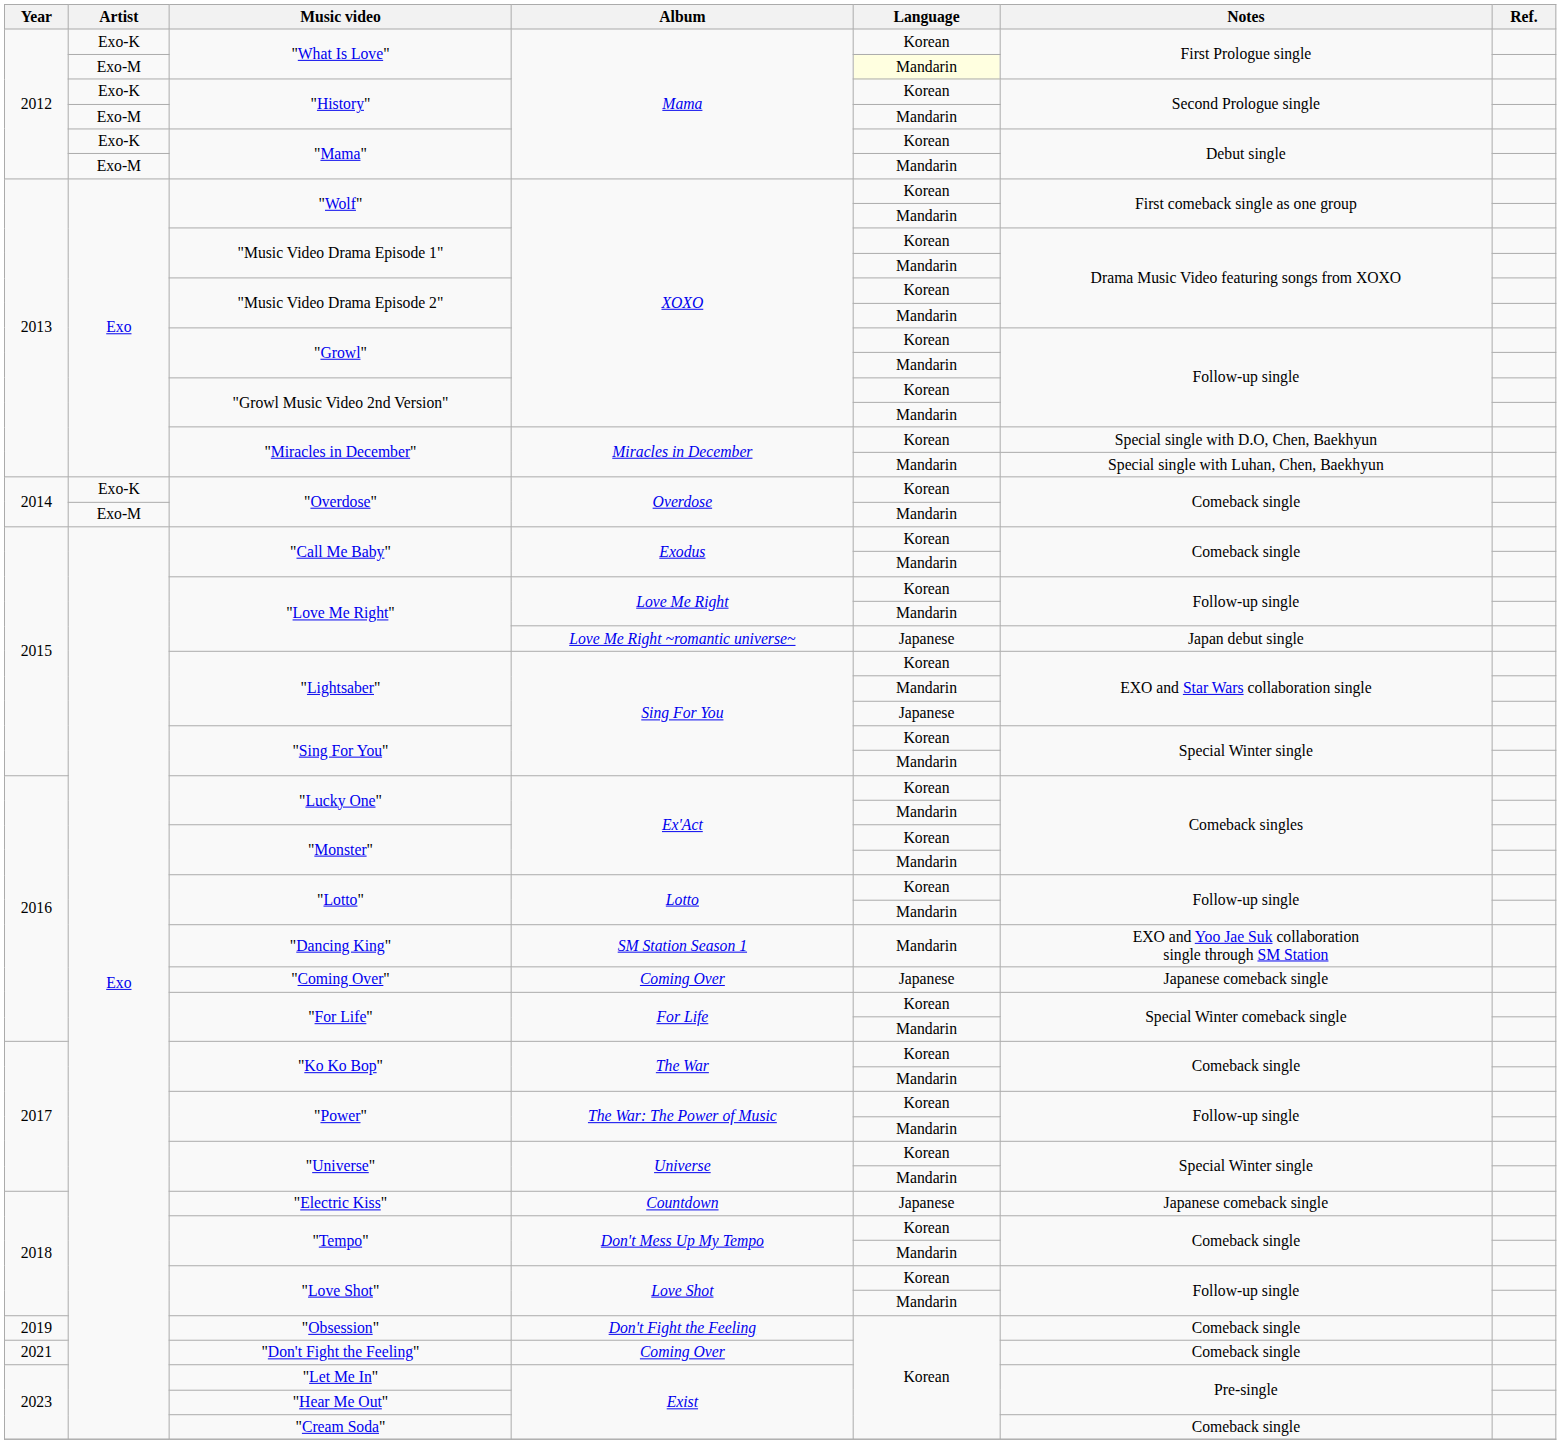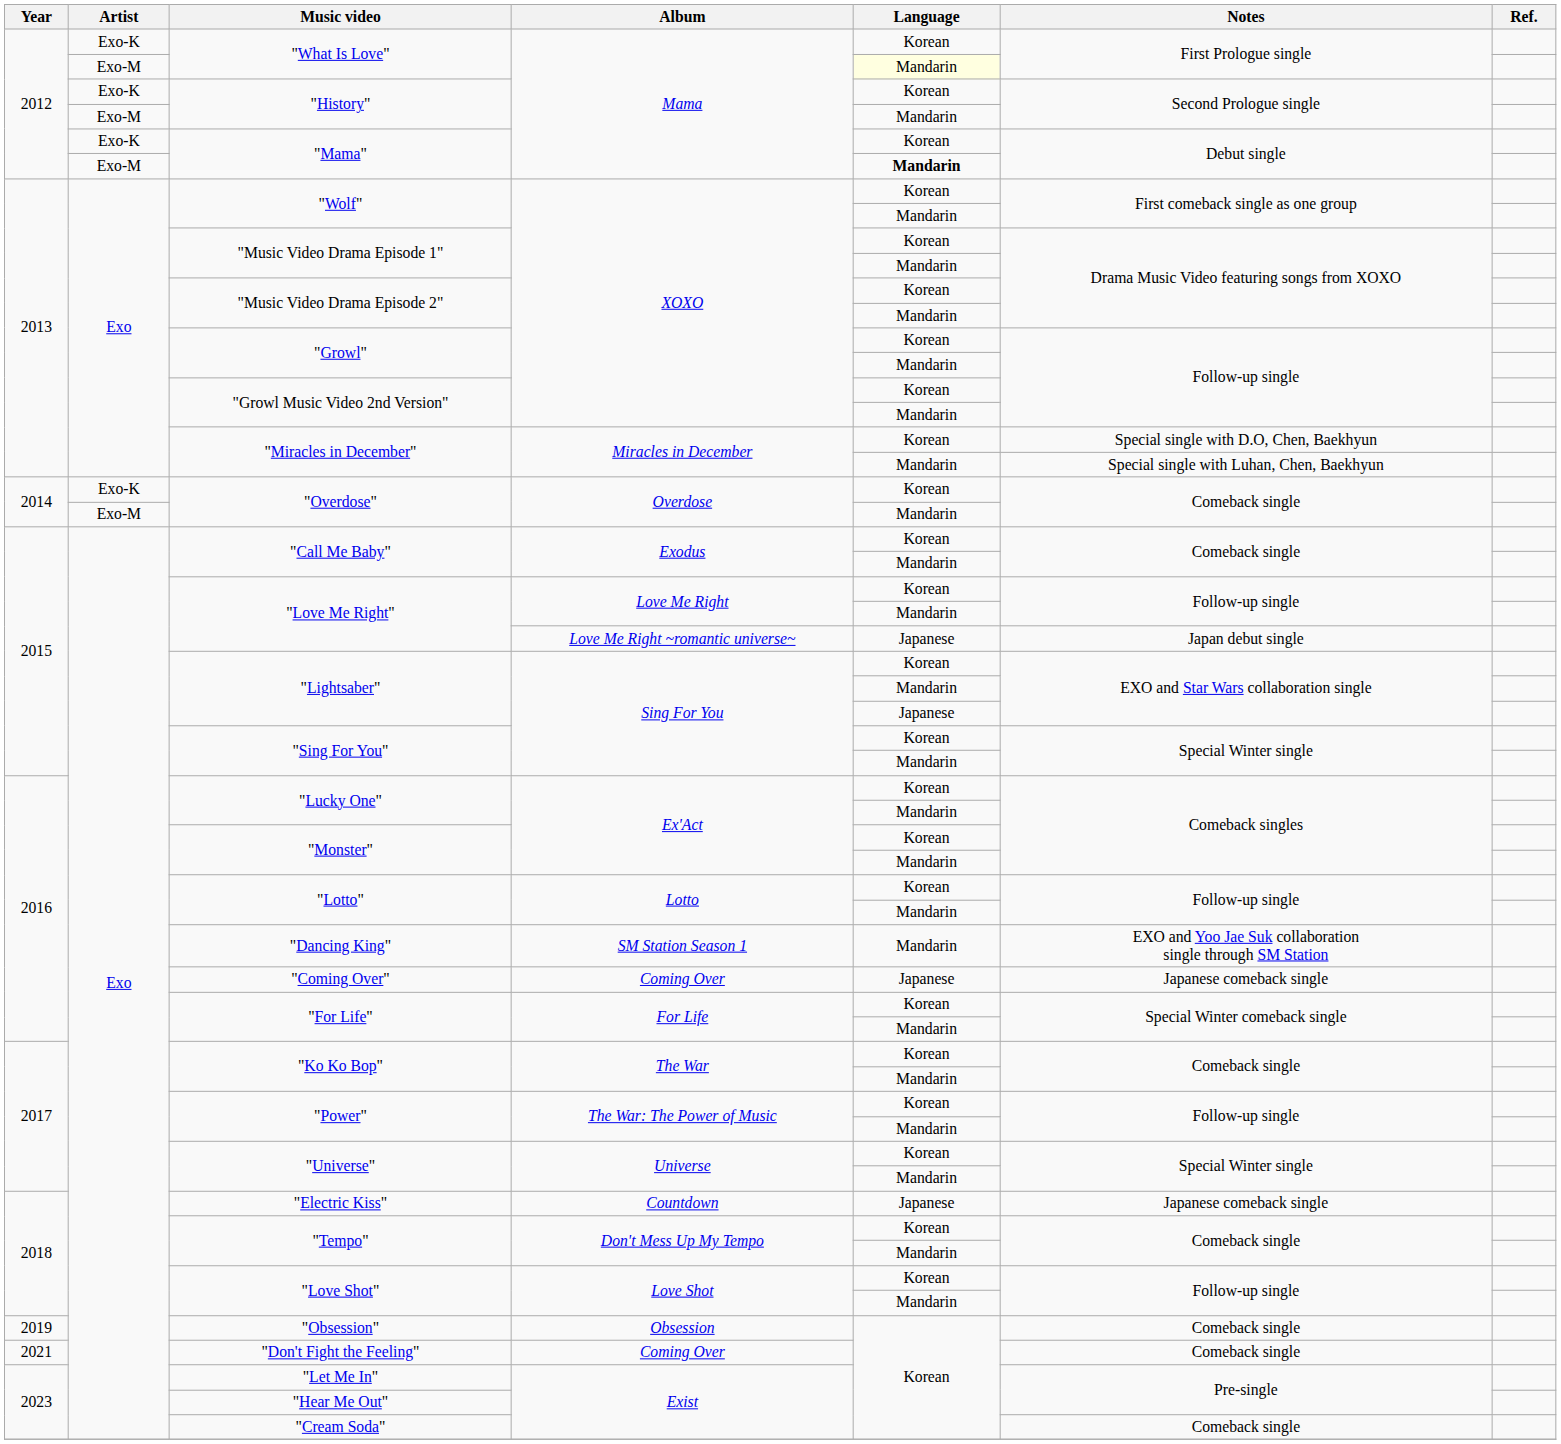(927, 166) normal -> (927, 166) bold
(682, 1327) Don't Fight the Feeling -> (682, 1327) Obsession
